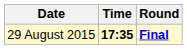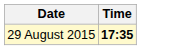- column: (159, 14)
